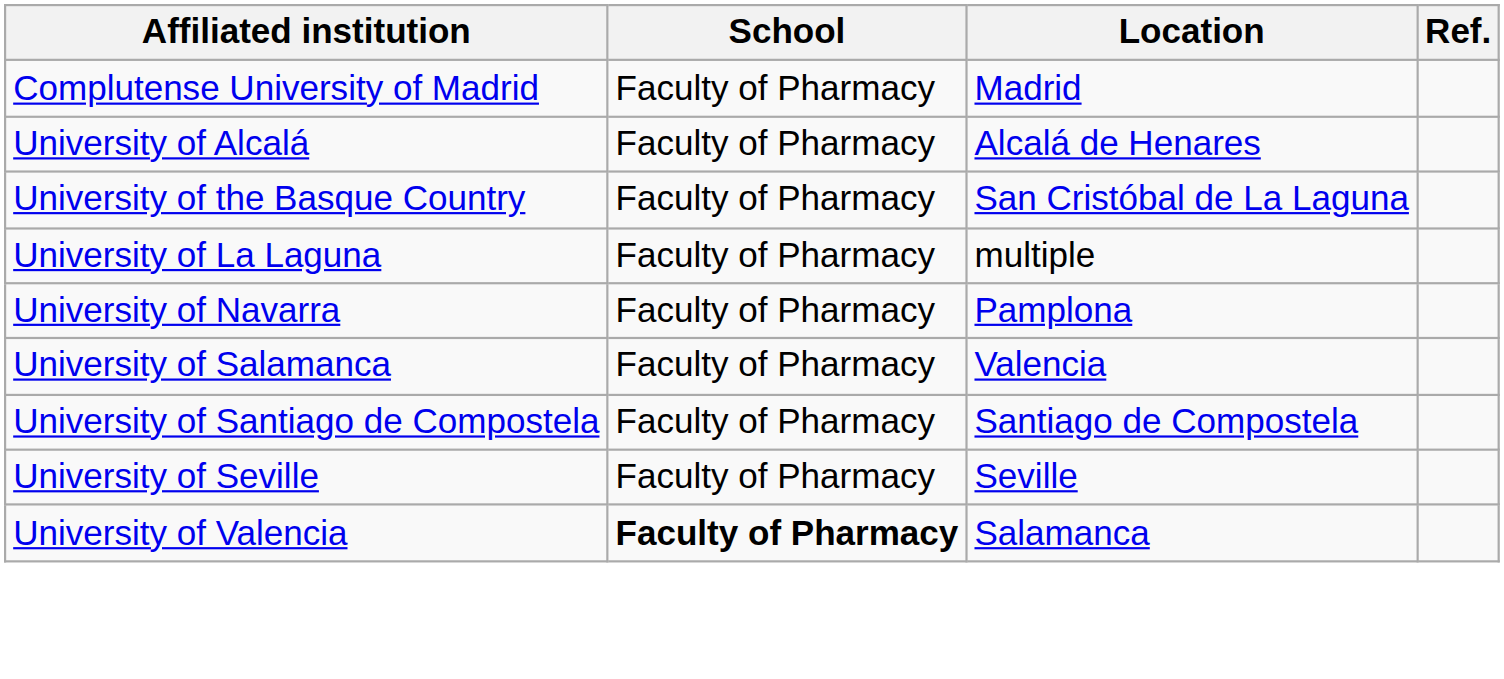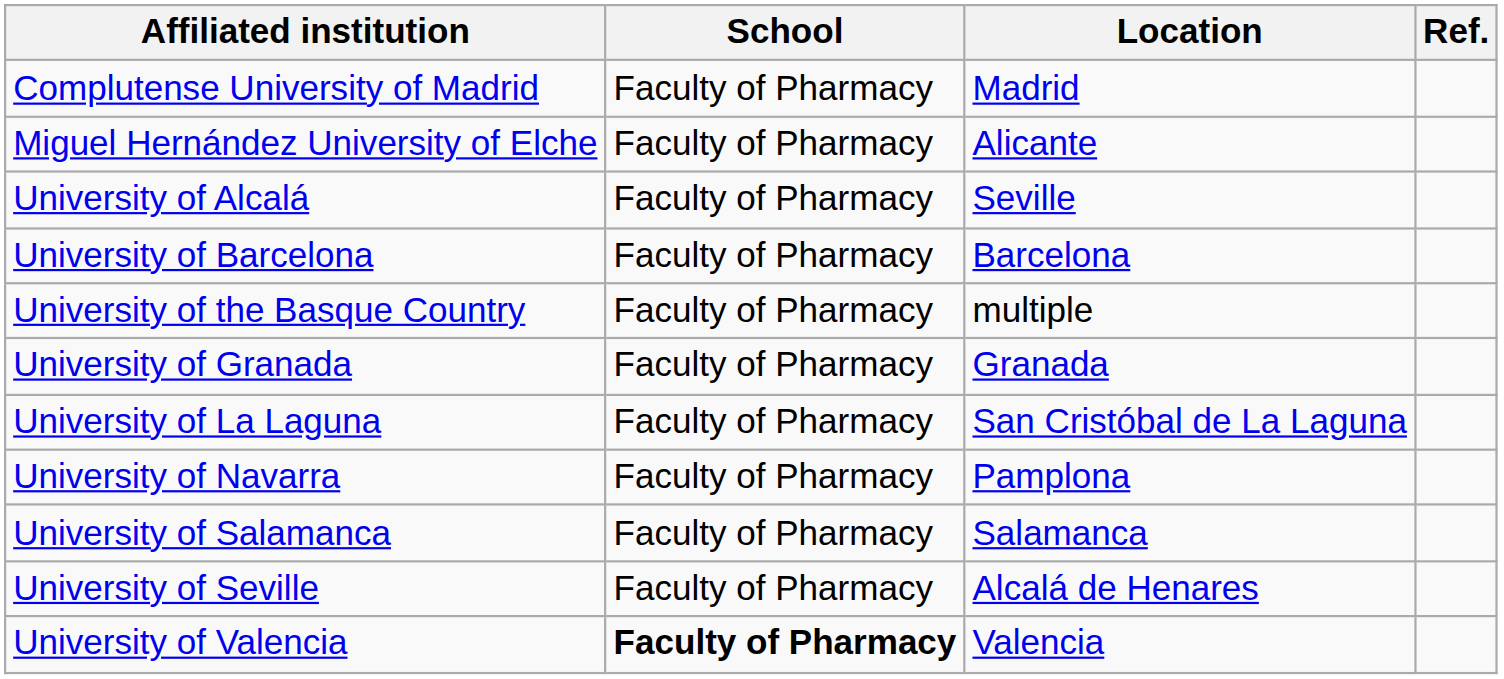+ row: (305, 143)
(1118, 143) Alcalá de Henares -> (1024, 198) Seville
+ row: (193, 254)
(1192, 198) San Cristóbal de La Laguna -> (1033, 310) multiple
+ row: (183, 365)
(1035, 254) multiple -> (1190, 421) San Cristóbal de La Laguna
(1040, 365) Valencia -> (1060, 532) Salamanca
- row: (306, 421)
(1026, 476) Seville -> (1116, 587) Alcalá de Henares
(1062, 532) Salamanca -> (1038, 643) Valencia
